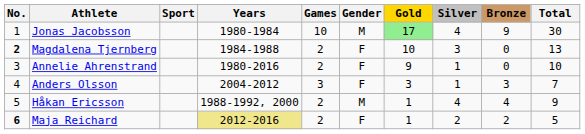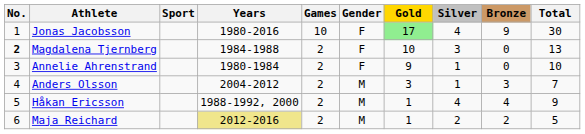(249, 31) 1980-1984 -> (249, 31) 1980-2016
(362, 31) M -> (362, 31) F
(249, 67) 1980-2016 -> (249, 67) 1980-1984
(320, 85) 3 -> (320, 85) 2
(362, 85) F -> (362, 85) M
(17, 120) bold -> (17, 120) normal
(362, 120) F -> (362, 120) M
